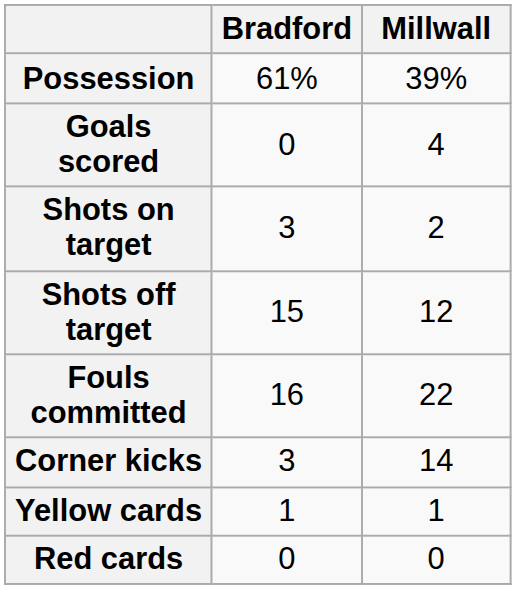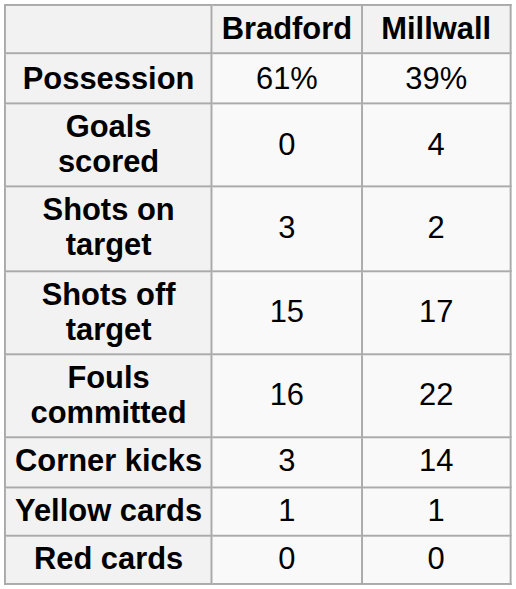(436, 311) 12 -> (436, 311) 17
